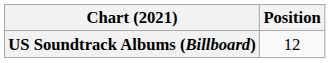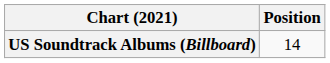(292, 44) 12 -> (292, 44) 14
